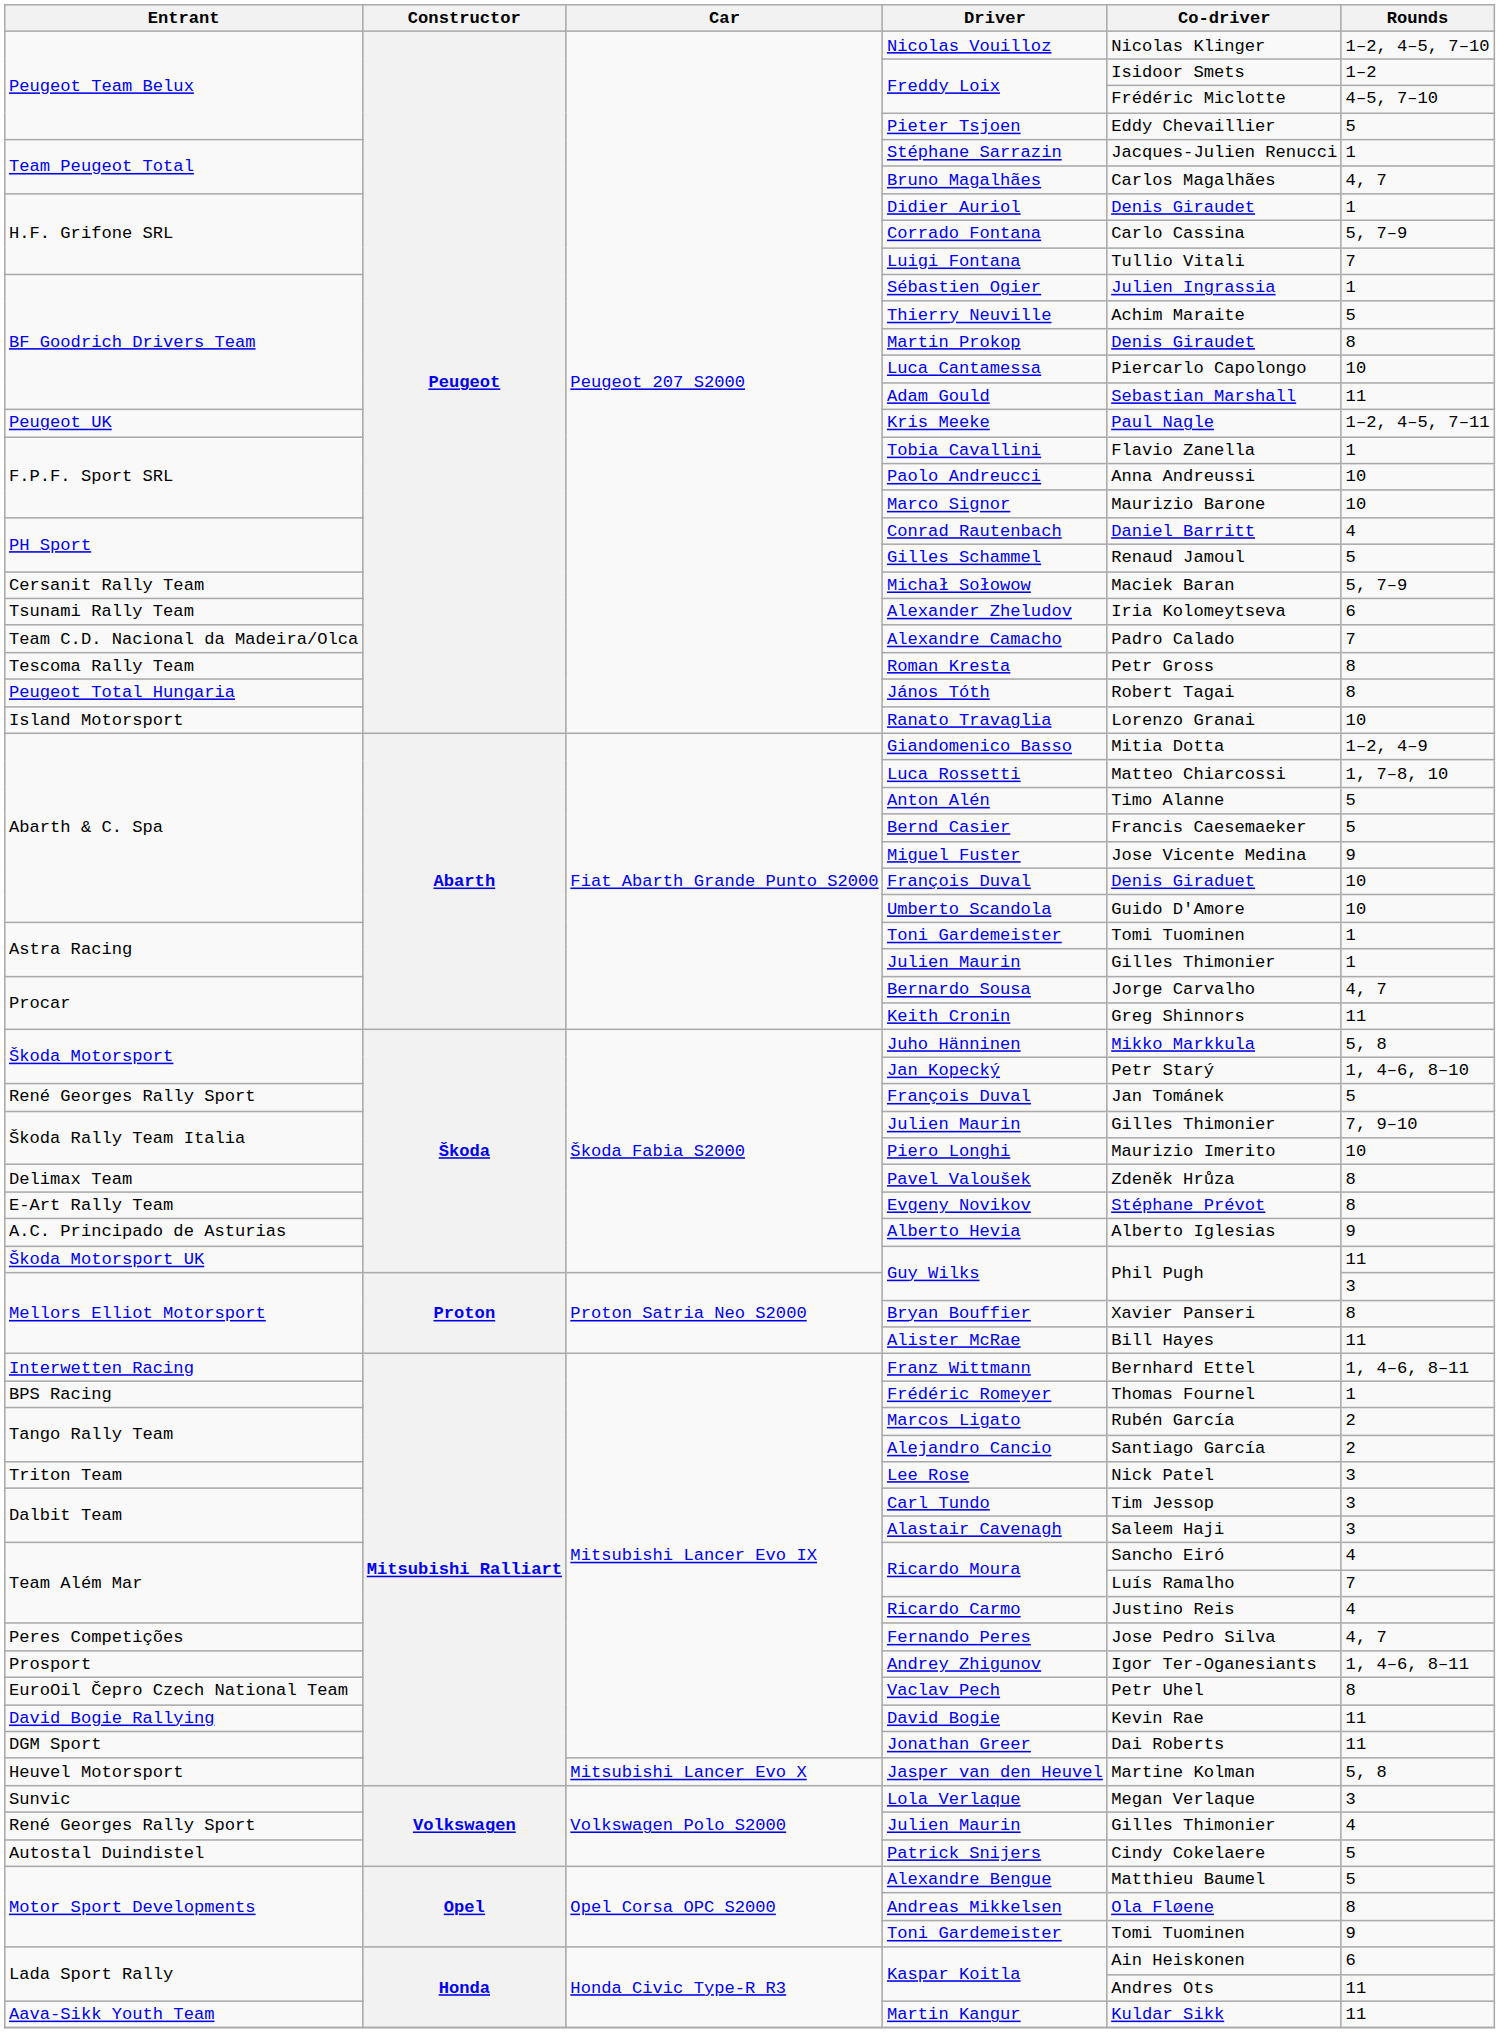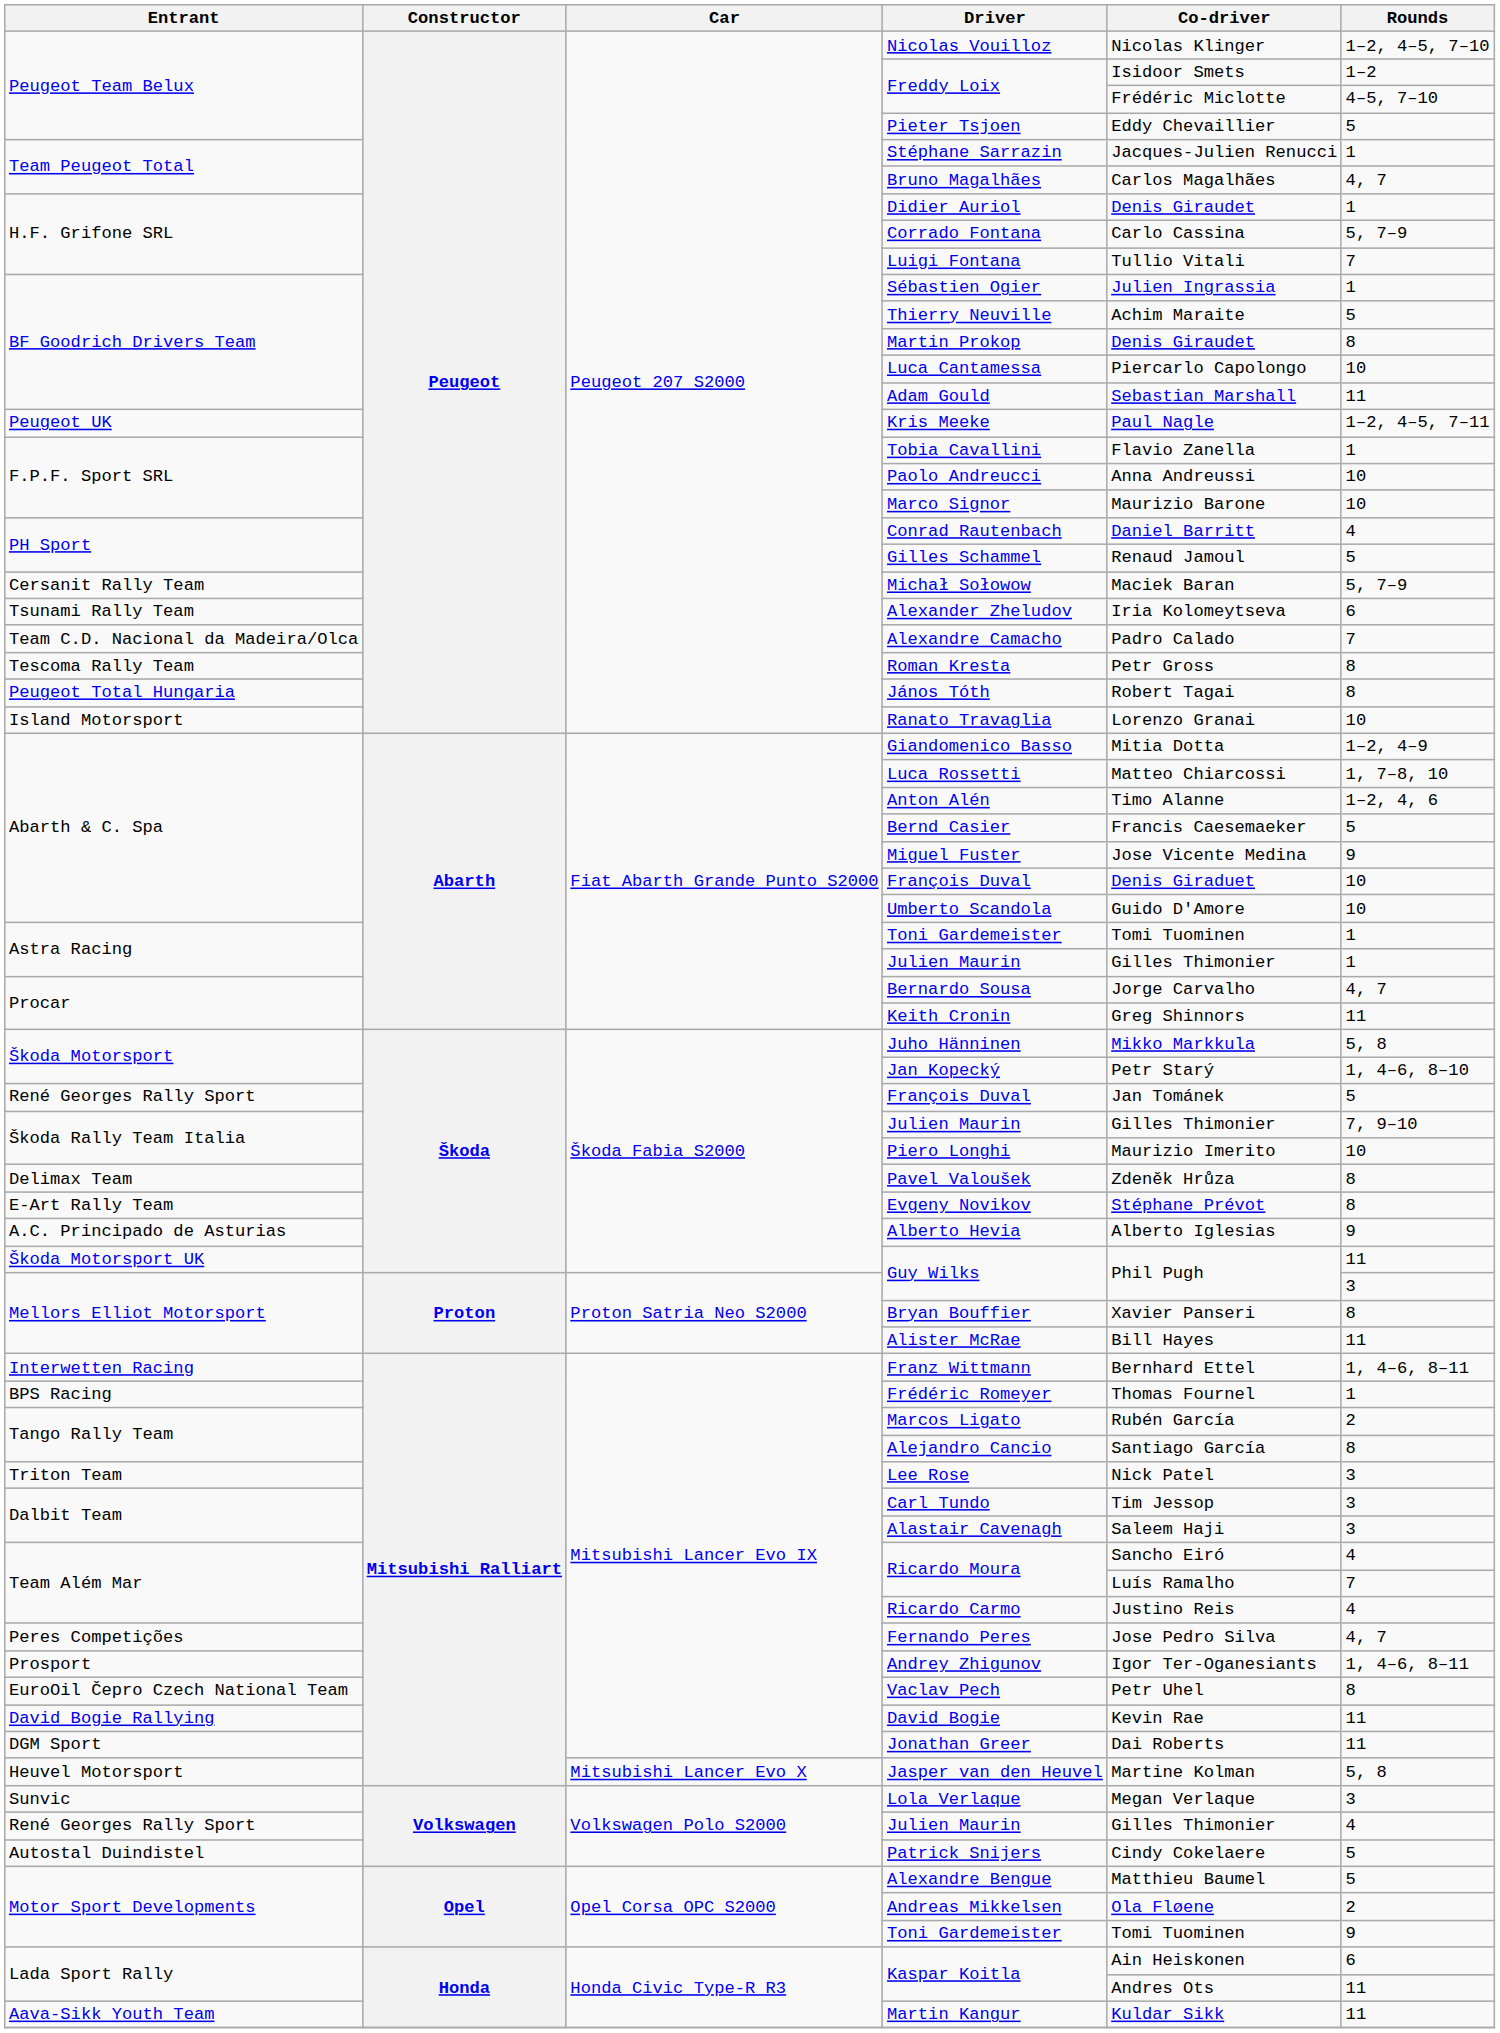(1351, 801) 5 -> (1392, 801) 1–2, 4, 6
(1351, 1448) 2 -> (1351, 1448) 8
(1351, 1907) 8 -> (1351, 1907) 2
